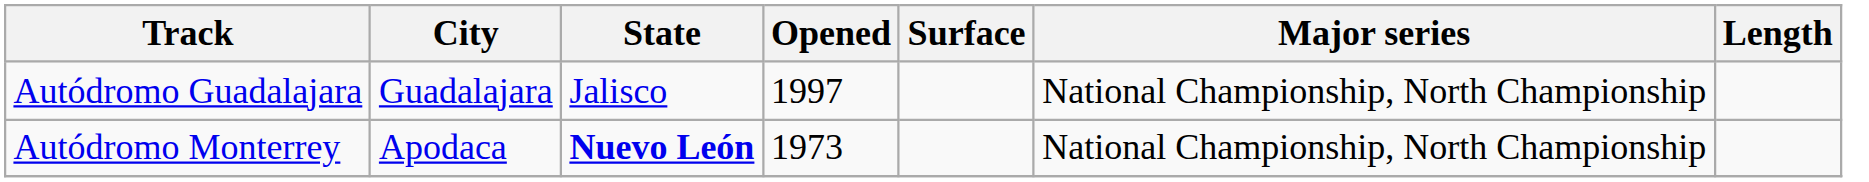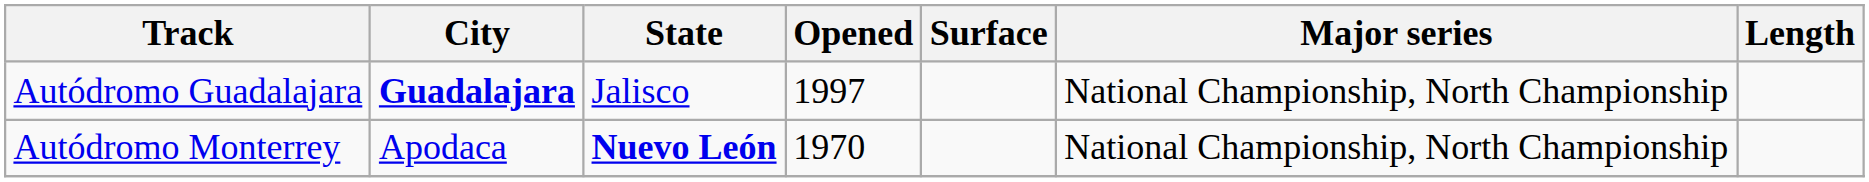(466, 90) normal -> (477, 90) bold
(807, 147) 1973 -> (829, 147) 1970
